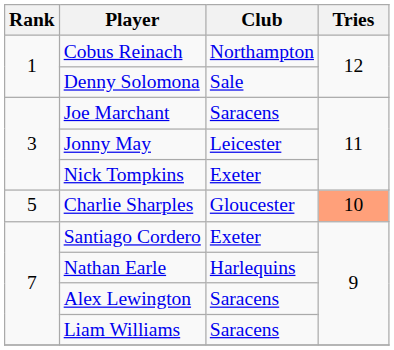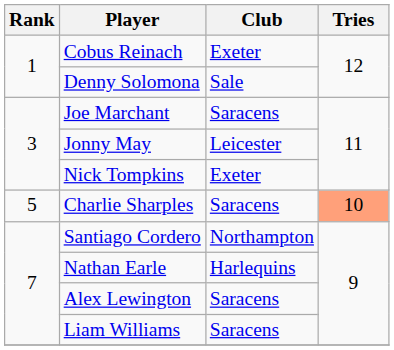(262, 50) Northampton -> (235, 50) Exeter
(252, 205) Gloucester -> (245, 205) Saracens
(235, 236) Exeter -> (262, 236) Northampton
